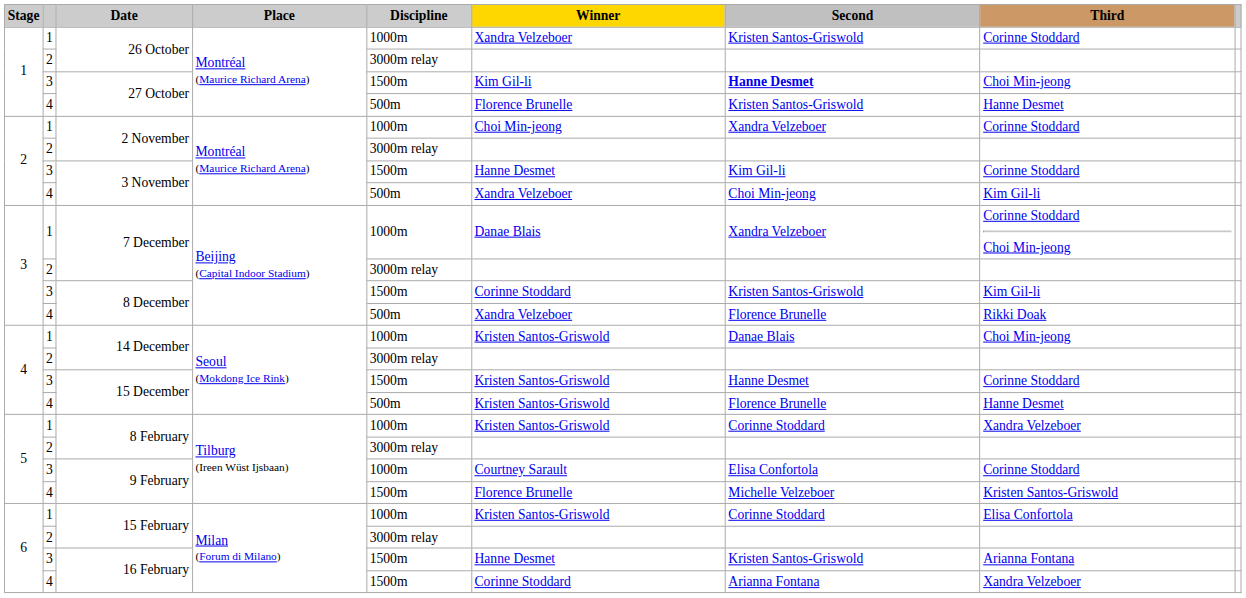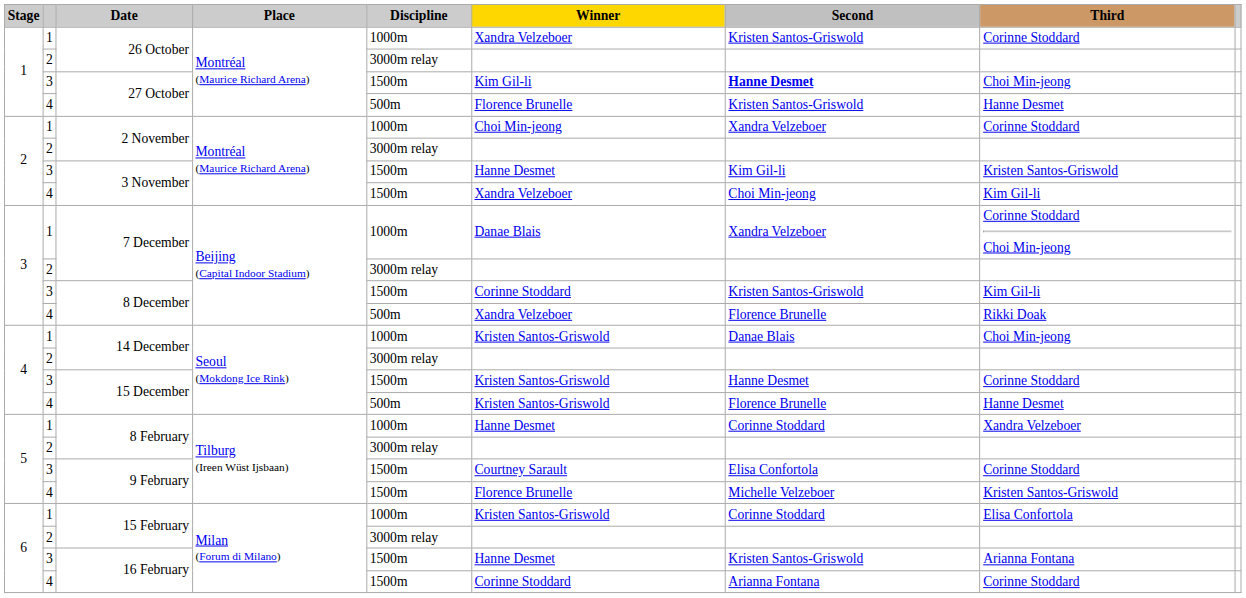(1031, 171) Corinne Stoddard -> (1051, 171) Kristen Santos-Griswold
(385, 193) 500m -> (389, 193) 1500m
(542, 425) Kristen Santos-Griswold -> (515, 425) Hanne Desmet
(389, 470) 1000m -> (389, 470) 1500m
(1032, 581) Xandra Velzeboer -> (1031, 581) Corinne Stoddard
